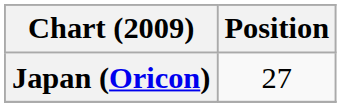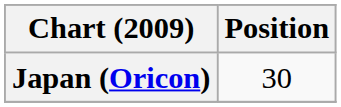(277, 76) 27 -> (277, 76) 30
